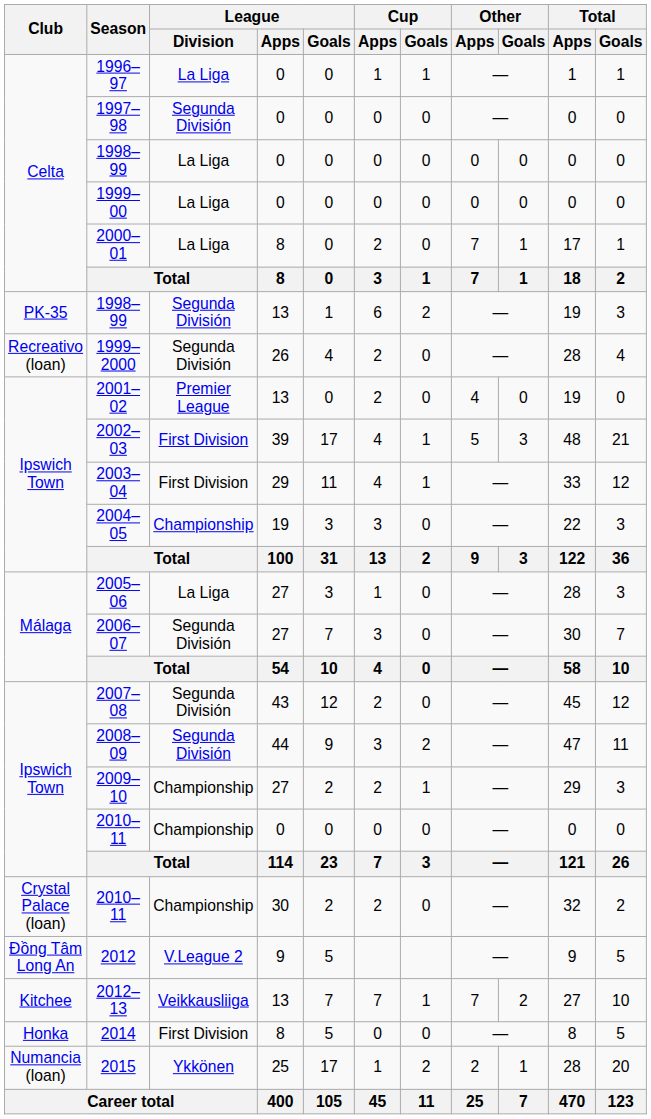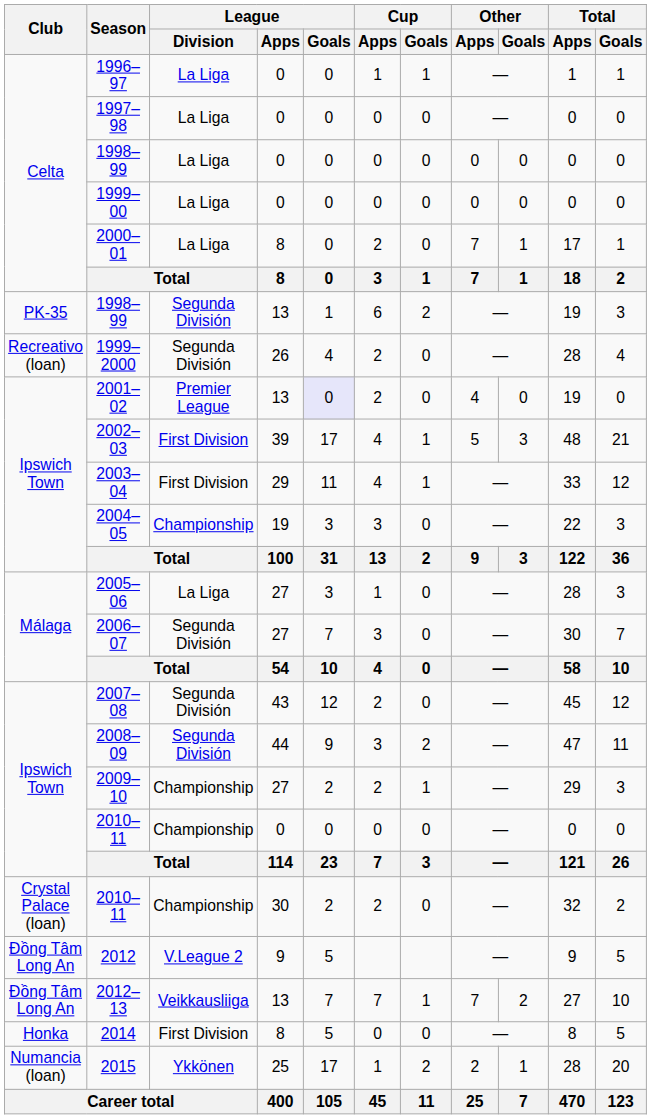(203, 117) Segunda División -> (203, 117) La Liga
(329, 397) no background -> (329, 397) lavender background
(46, 1000) Kitchee -> (46, 1000) Đồng Tâm Long An
